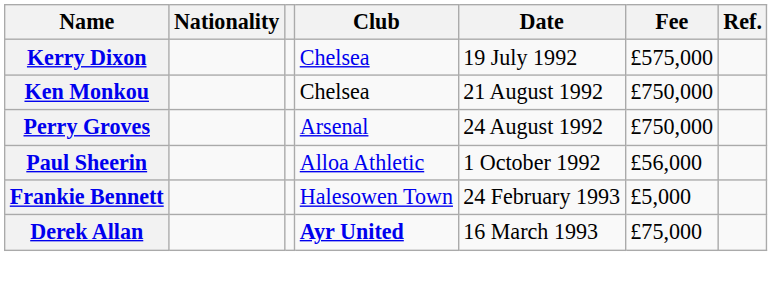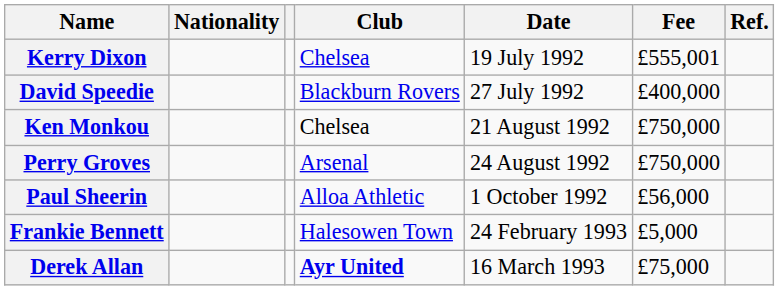(672, 57) £575,000 -> (679, 57) £555,001
+ row: (87, 92)
